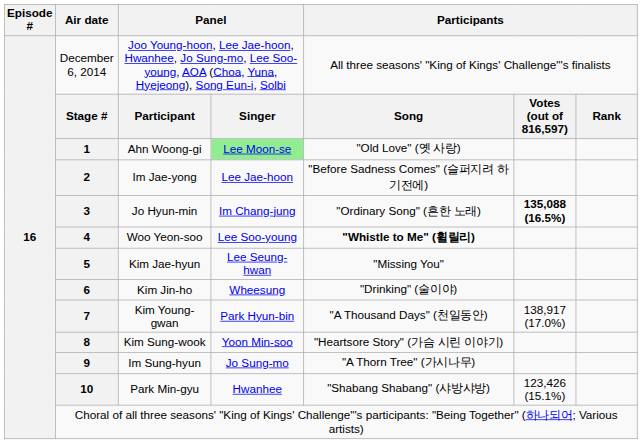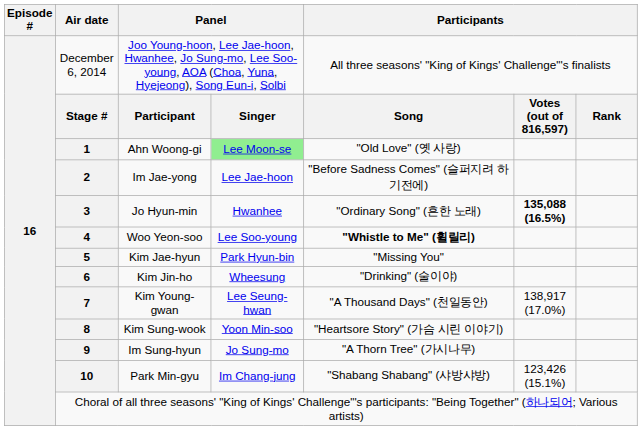(257, 211) Im Chang-jung -> (257, 211) Hwanhee
(257, 263) Lee Seung-hwan -> (257, 257) Park Hyun-bin
(257, 316) Park Hyun-bin -> (257, 303) Lee Seung-hwan
(257, 389) Hwanhee -> (257, 376) Im Chang-jung
